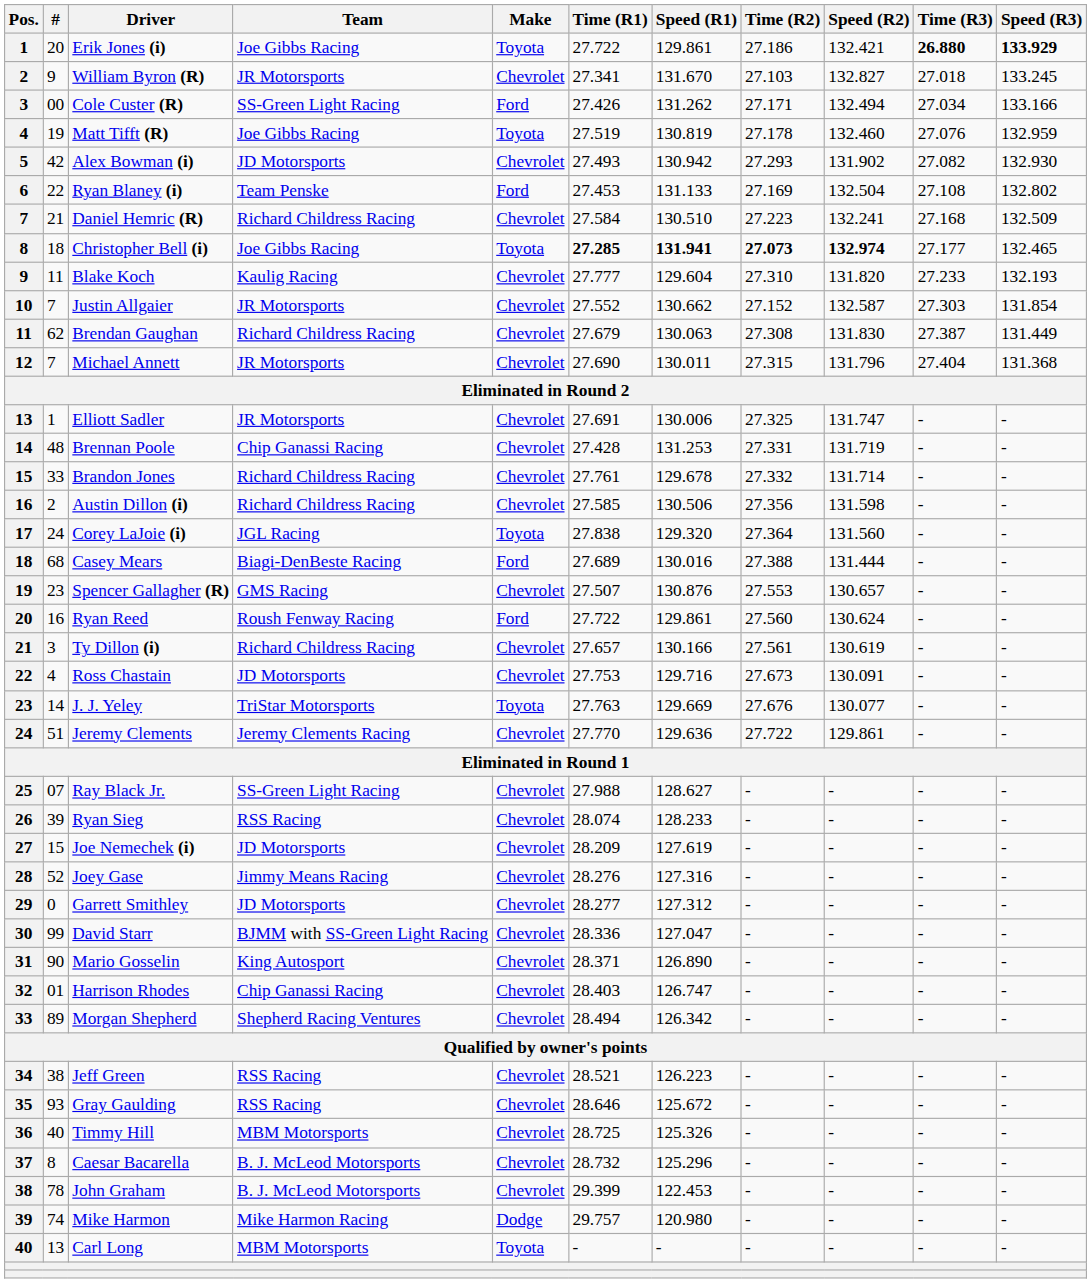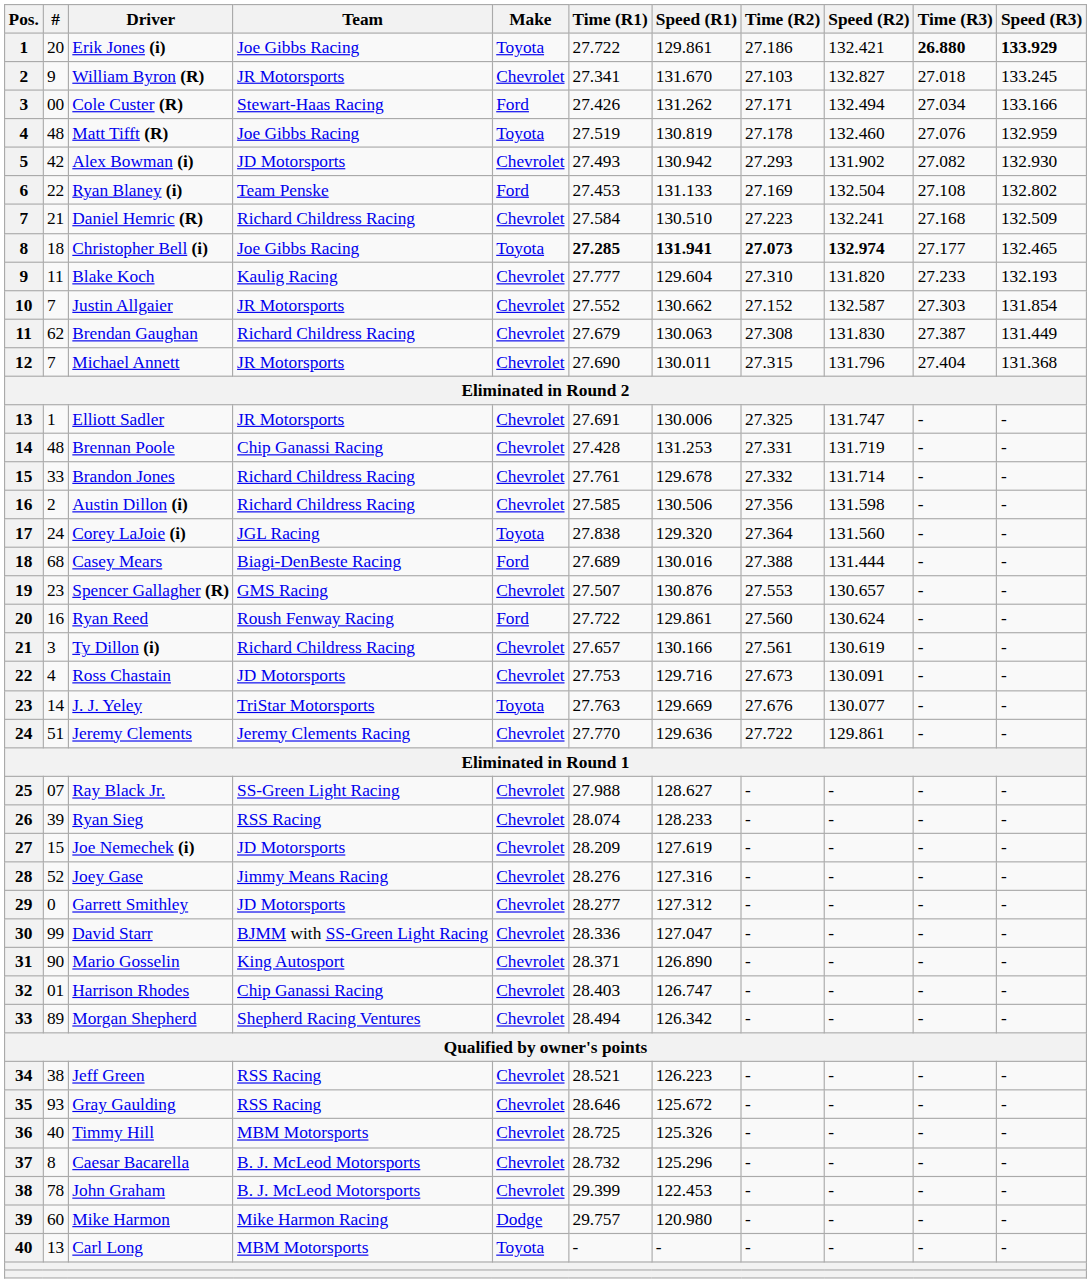(318, 104) SS-Green Light Racing -> (310, 104) Stewart-Haas Racing
(56, 133) 19 -> (56, 133) 48
(56, 1218) 74 -> (56, 1218) 60
